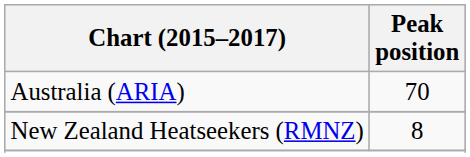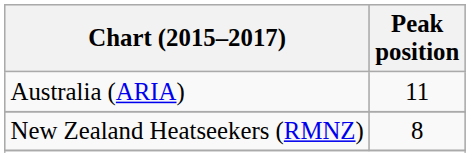(417, 91) 70 -> (417, 91) 11
